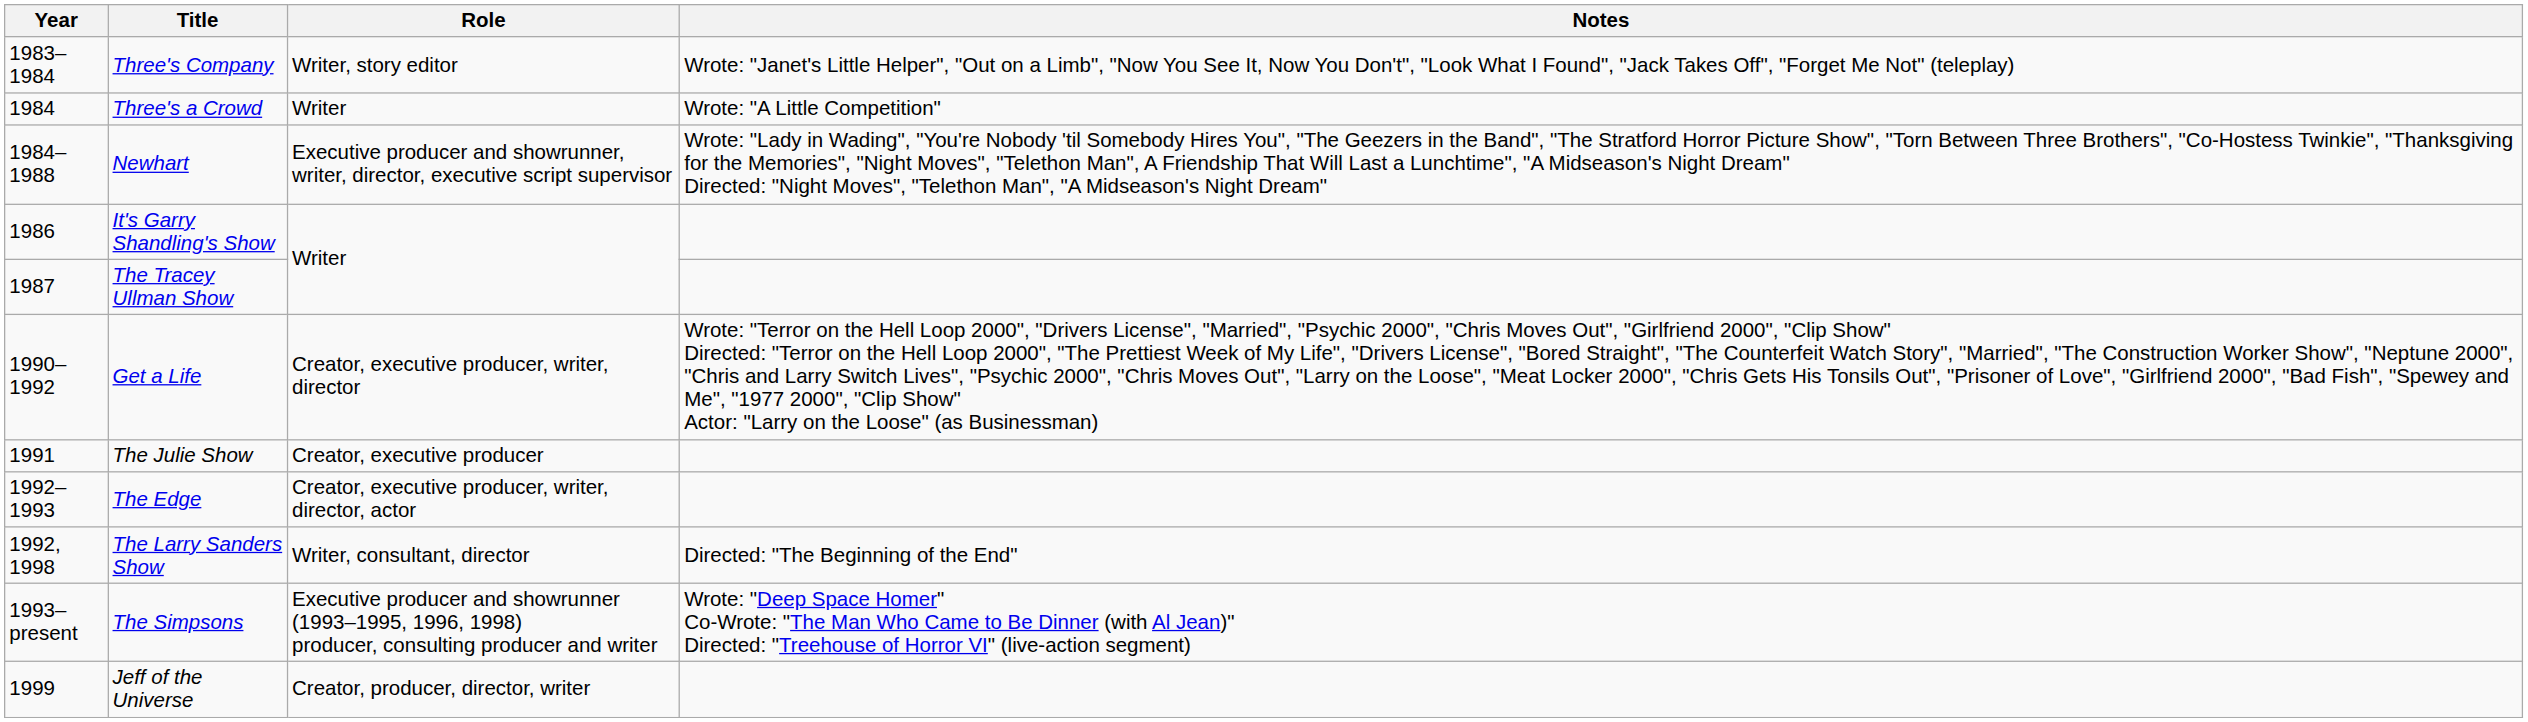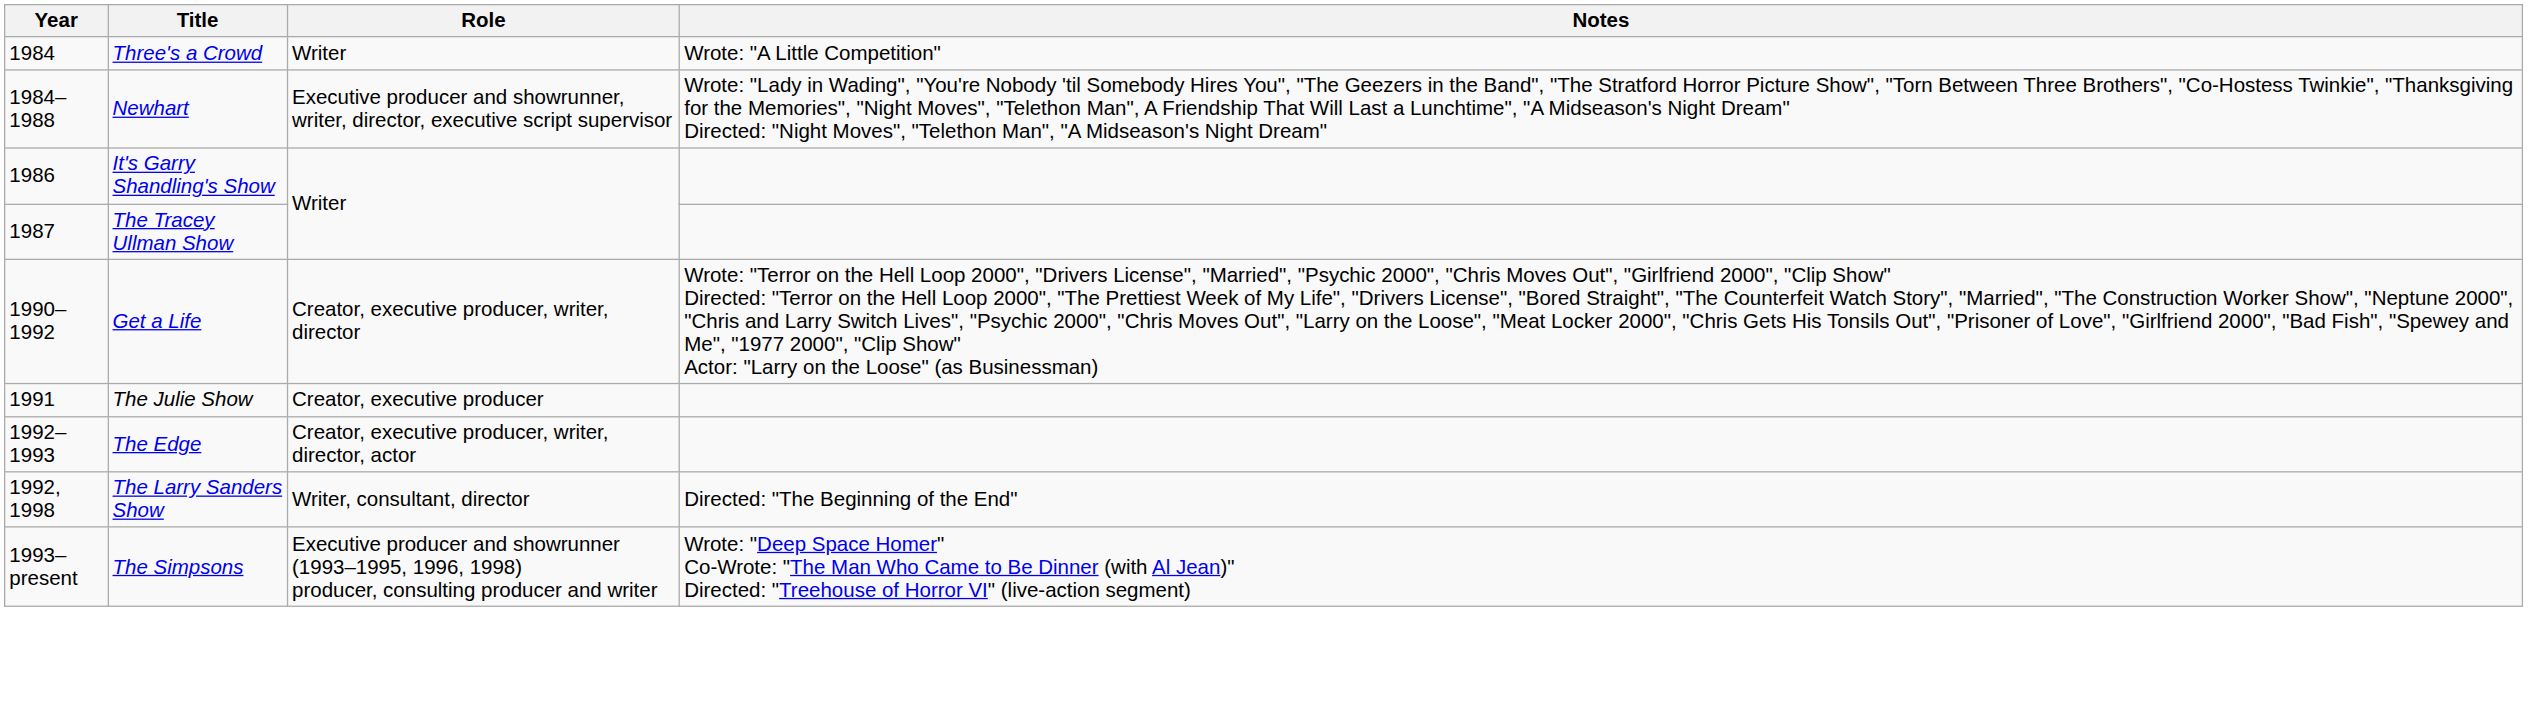- row: (193, 64)
- row: (158, 689)
